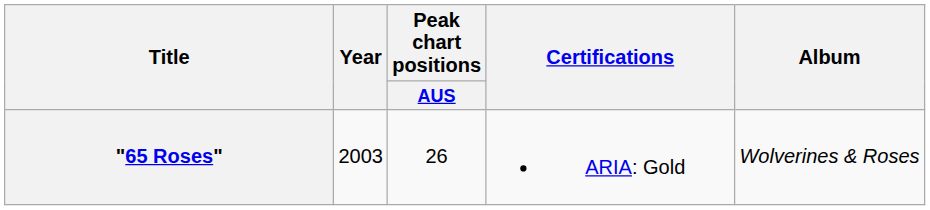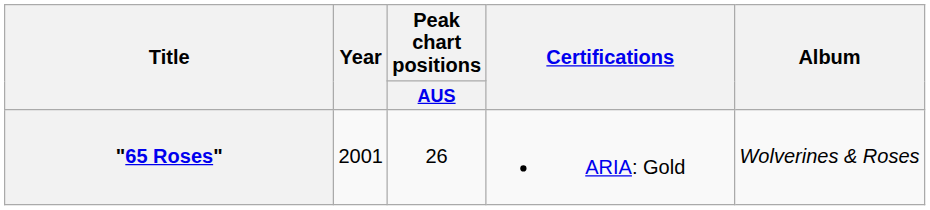(361, 156) 2003 -> (361, 156) 2001
